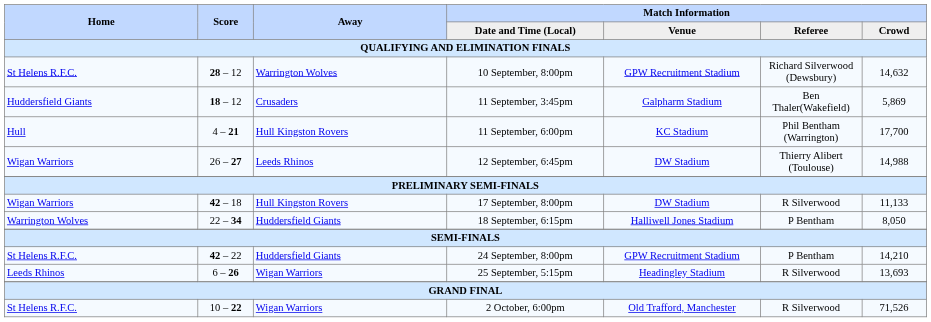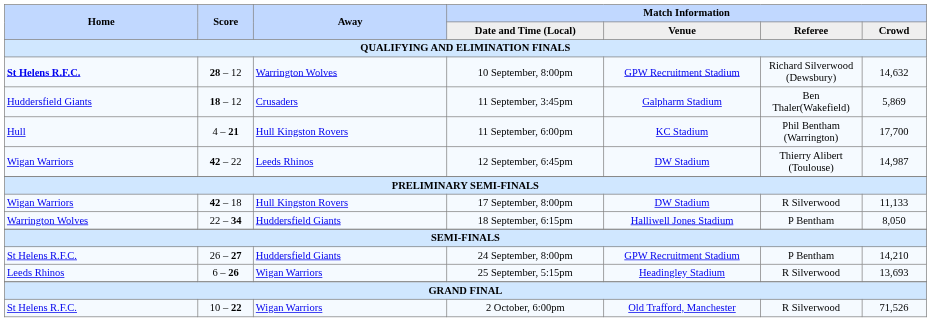(42, 72) normal -> (44, 72) bold
(226, 161) 26 – 27 -> (226, 161) 42 – 22
(894, 161) 14,988 -> (894, 161) 14,987
(226, 255) 42 – 22 -> (226, 255) 26 – 27
